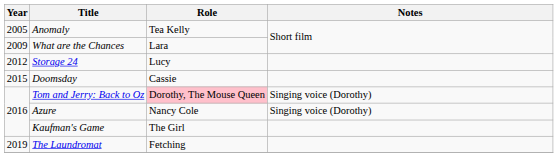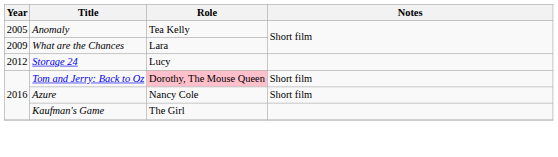- row: (55, 78)
(321, 95) Singing voice (Dorothy) -> (291, 78) Short film
(321, 111) Singing voice (Dorothy) -> (291, 95) Short film
- row: (67, 144)
